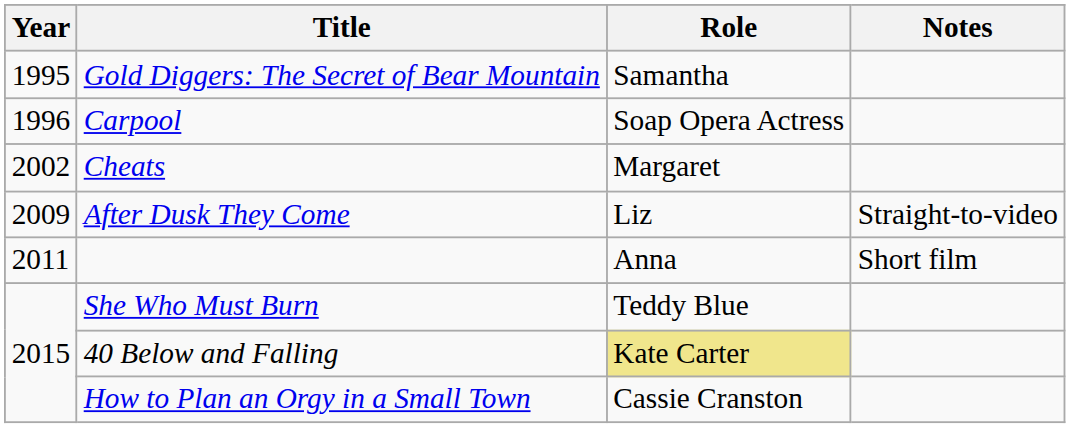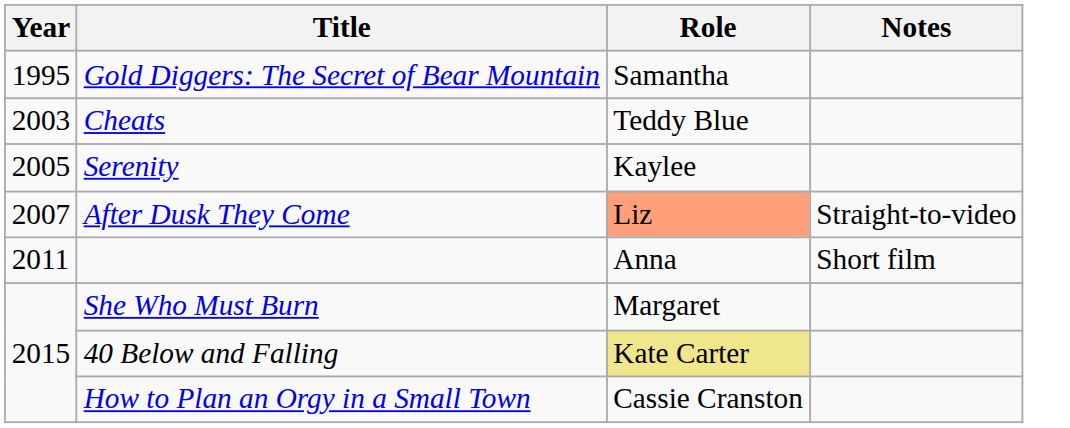- row: (133, 120)
(41, 167) 2002 -> (41, 120) 2003
(667, 167) Margaret -> (681, 120) Teddy Blue
+ row: (131, 167)
(41, 213) 2009 -> (41, 213) 2007
(633, 213) no background -> (633, 213) lightsalmon background
(681, 306) Teddy Blue -> (667, 306) Margaret
